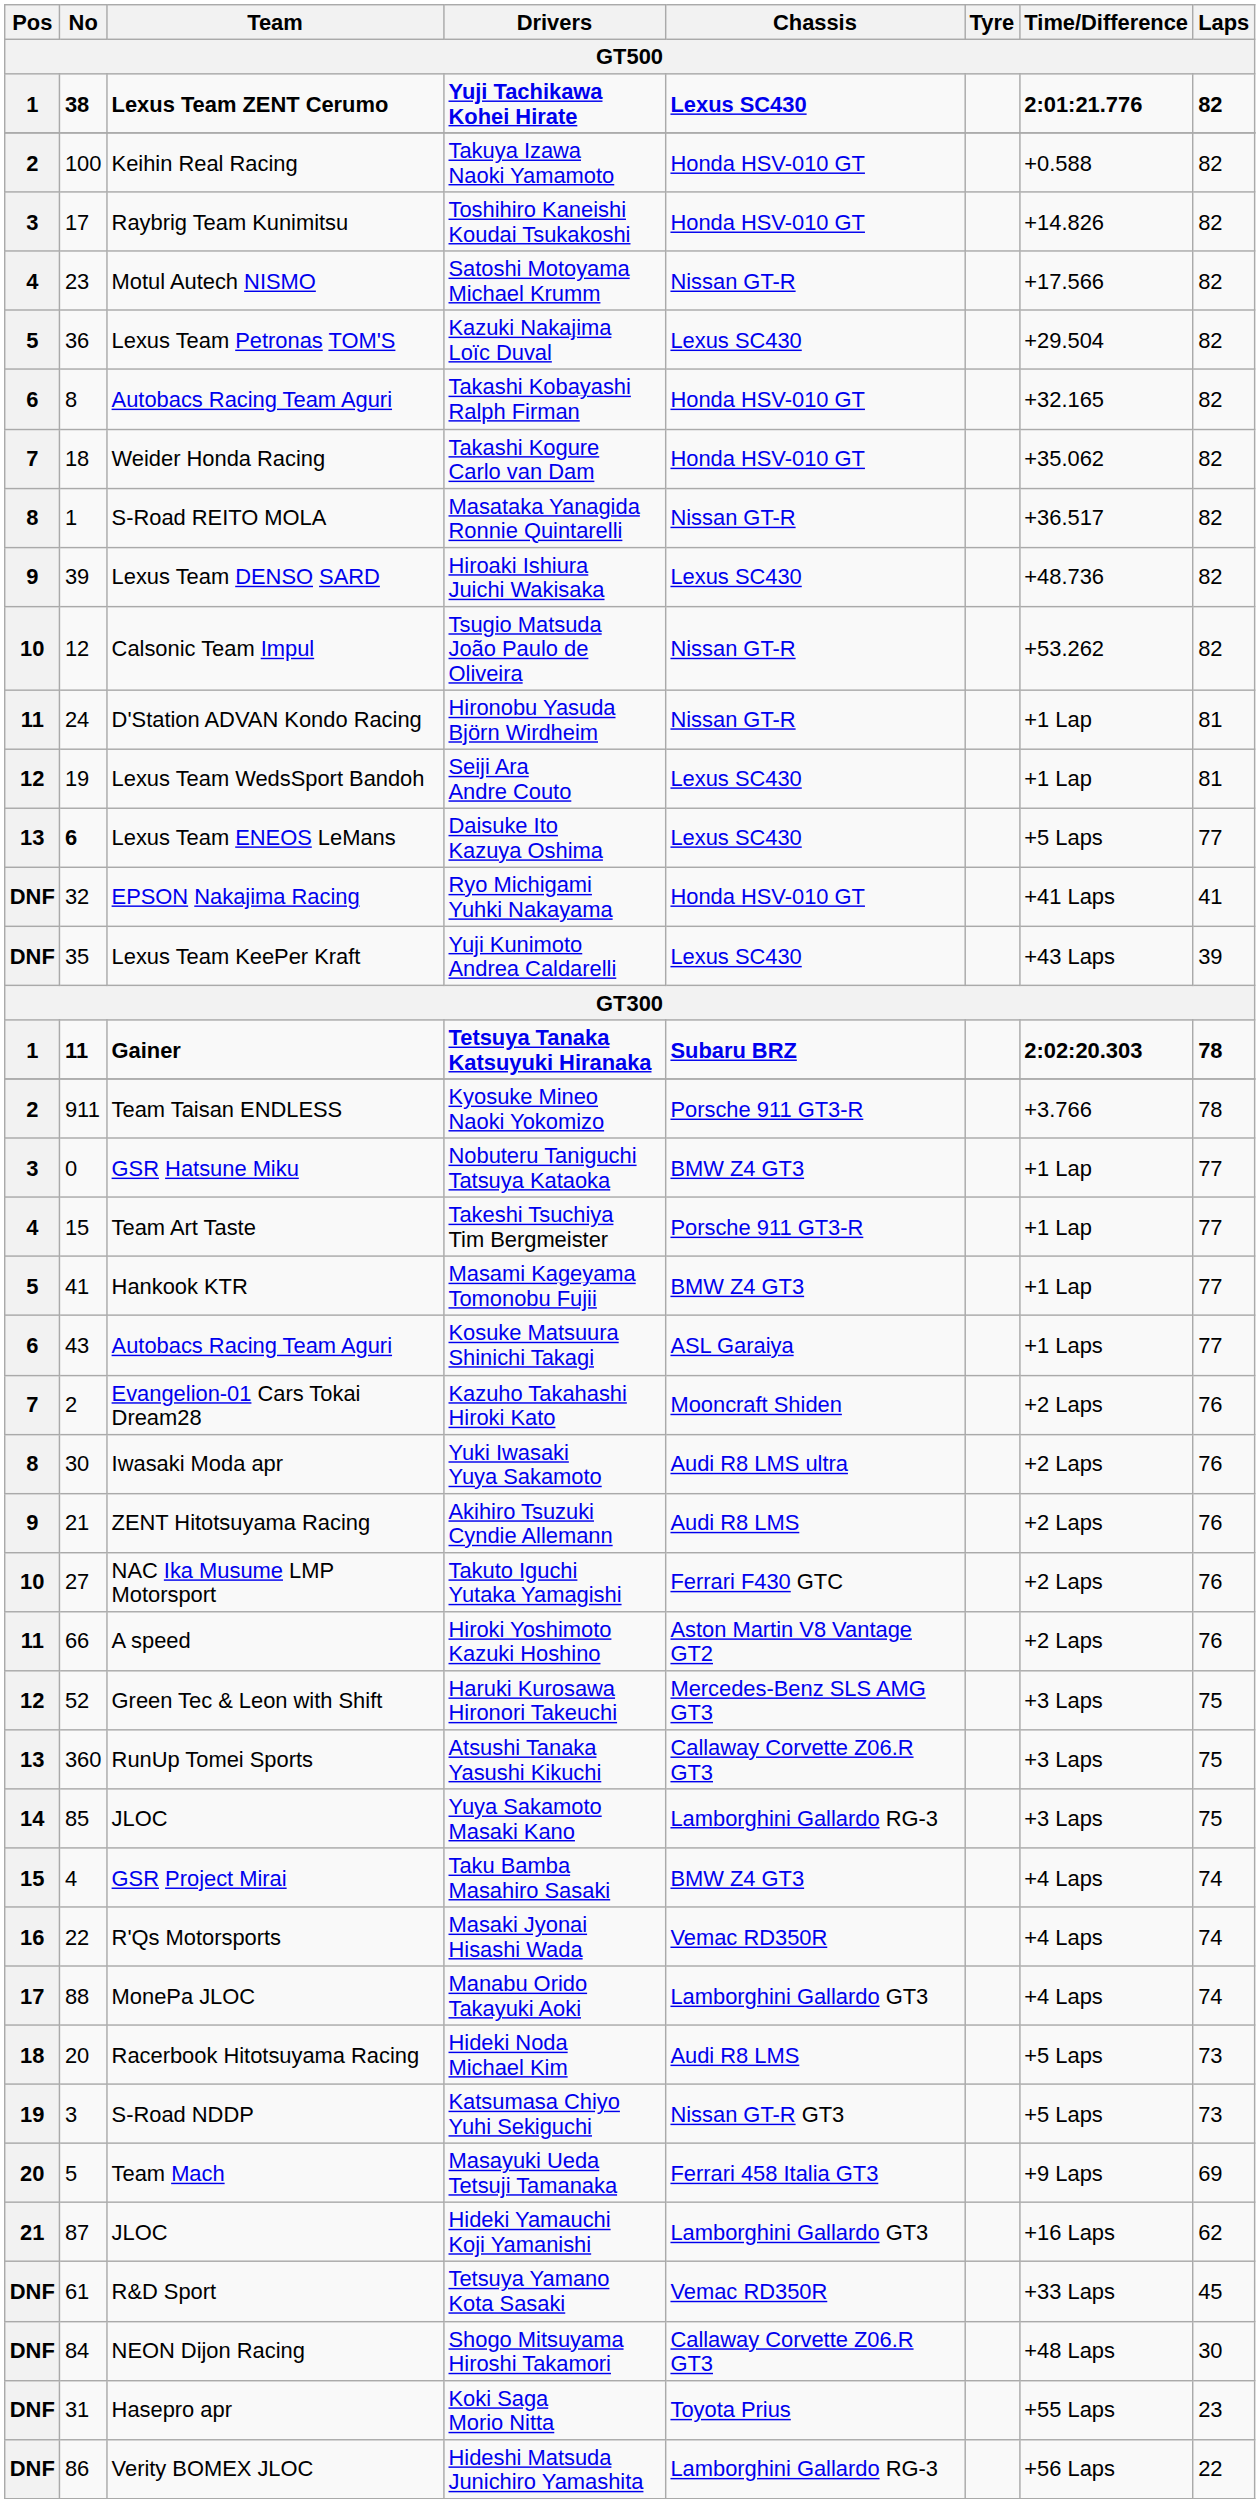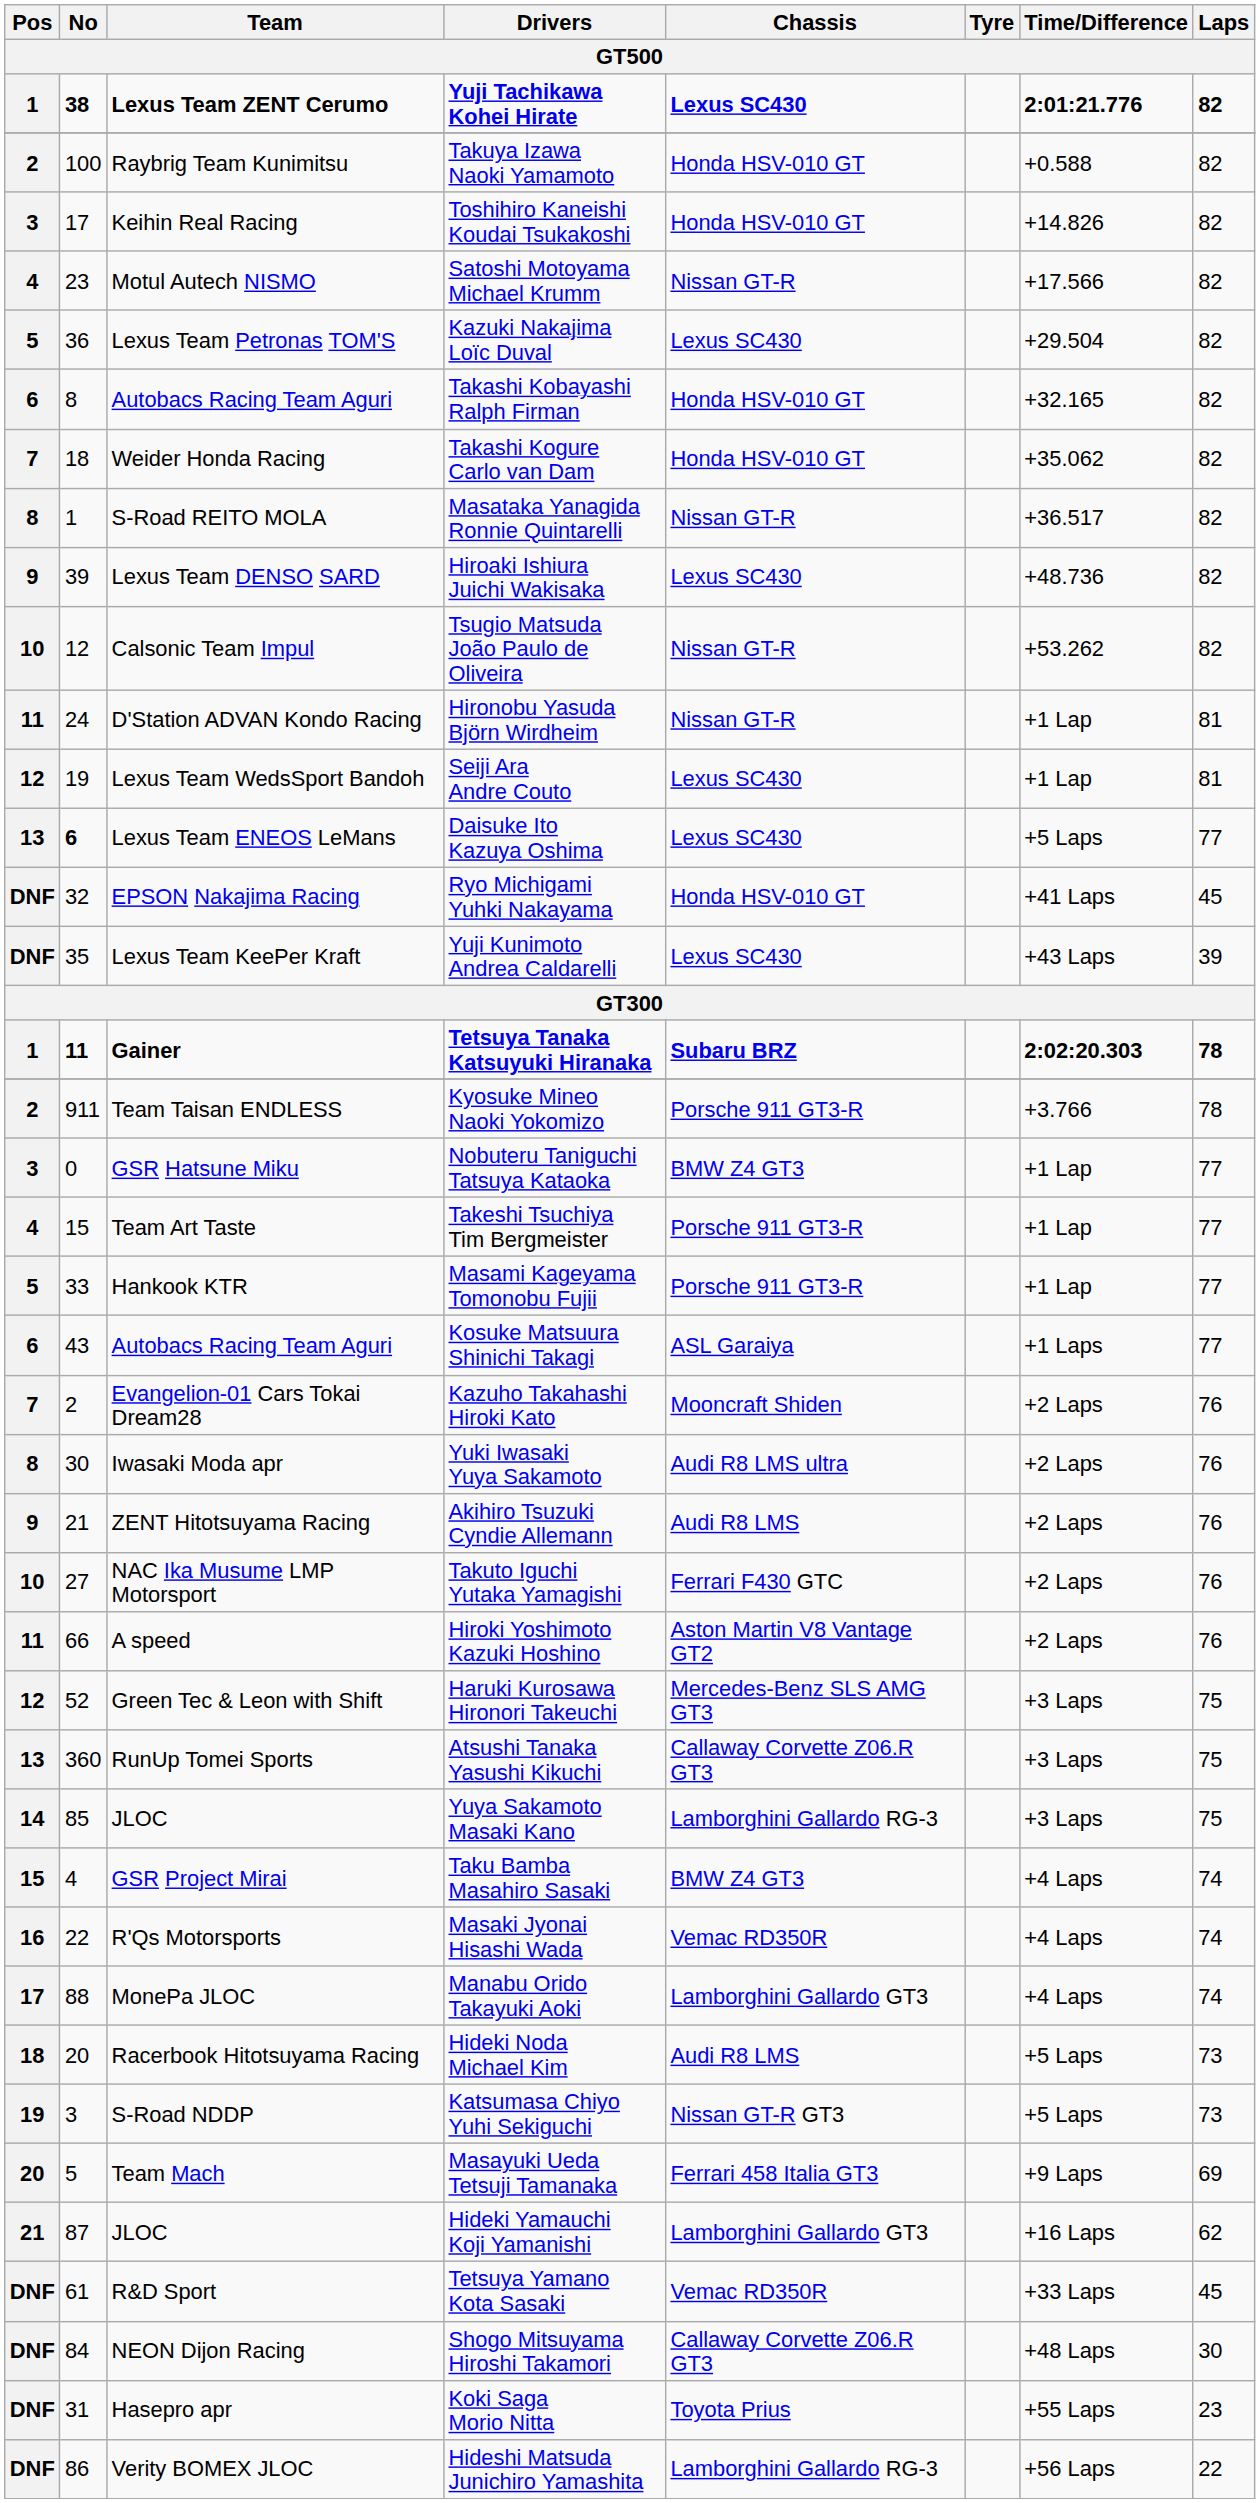(205, 163) Keihin Real Racing -> (230, 163) Raybrig Team Kunimitsu
(230, 222) Raybrig Team Kunimitsu -> (205, 222) Keihin Real Racing
(1210, 897) 41 -> (1210, 897) 45
(77, 1286) 41 -> (77, 1286) 33
(737, 1286) BMW Z4 GT3 -> (767, 1286) Porsche 911 GT3-R
